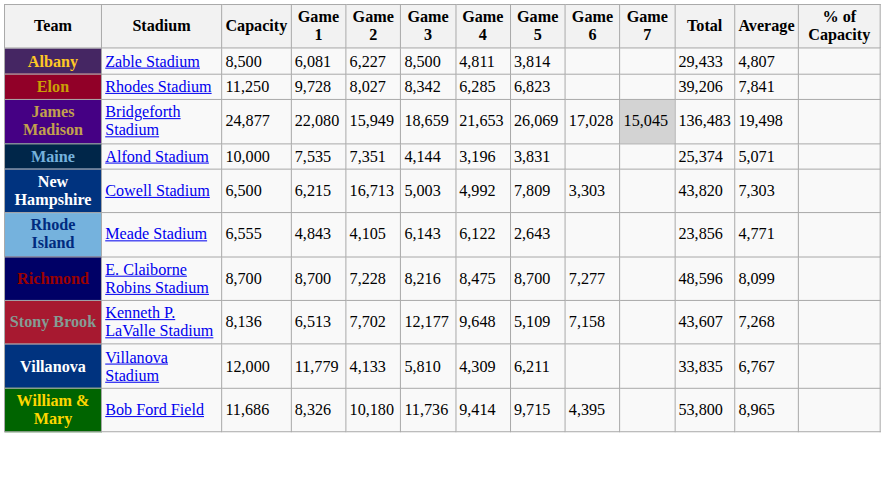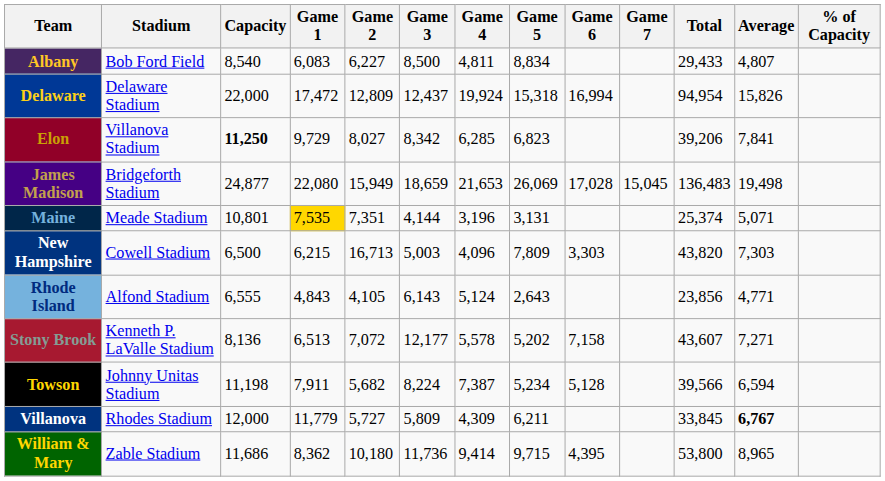(153, 61) Zable Stadium -> (155, 61) Bob Ford Field
(244, 61) 8,500 -> (243, 61) 8,540
(313, 61) 6,081 -> (312, 61) 6,083
(532, 61) 3,814 -> (532, 61) 8,834
+ row: (53, 95)
(158, 86) Rhodes Stadium -> (137, 139) Villanova Stadium
(247, 86) normal -> (246, 139) bold
(313, 86) 9,728 -> (312, 139) 9,729
(646, 121) lightgrey background -> (645, 183) no background
(157, 156) Alfond Stadium -> (157, 218) Meade Stadium
(248, 156) 10,000 -> (247, 218) 10,801
(313, 156) no background -> (312, 218) gold background
(532, 156) 3,831 -> (532, 218) 3,131
(477, 190) 4,992 -> (477, 252) 4,096
(156, 234) Meade Stadium -> (157, 296) Alfond Stadium
(477, 234) 6,122 -> (477, 296) 5,124
- row: (53, 278)
(368, 322) 7,702 -> (367, 340) 7,072
(477, 322) 9,648 -> (477, 340) 5,578
(532, 322) 5,109 -> (532, 340) 5,202
(757, 322) 7,268 -> (756, 340) 7,271
+ row: (53, 384)
(137, 366) Villanova Stadium -> (159, 419) Rhodes Stadium
(368, 366) 4,133 -> (367, 419) 5,727
(423, 366) 5,810 -> (422, 419) 5,809
(701, 366) 33,835 -> (700, 419) 33,845
(757, 366) normal -> (756, 419) bold
(155, 409) Bob Ford Field -> (153, 453) Zable Stadium
(313, 409) 8,326 -> (312, 453) 8,362
